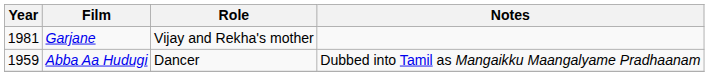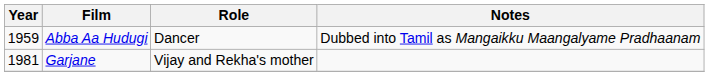rows swapped: (97, 60) <-> (71, 37)
